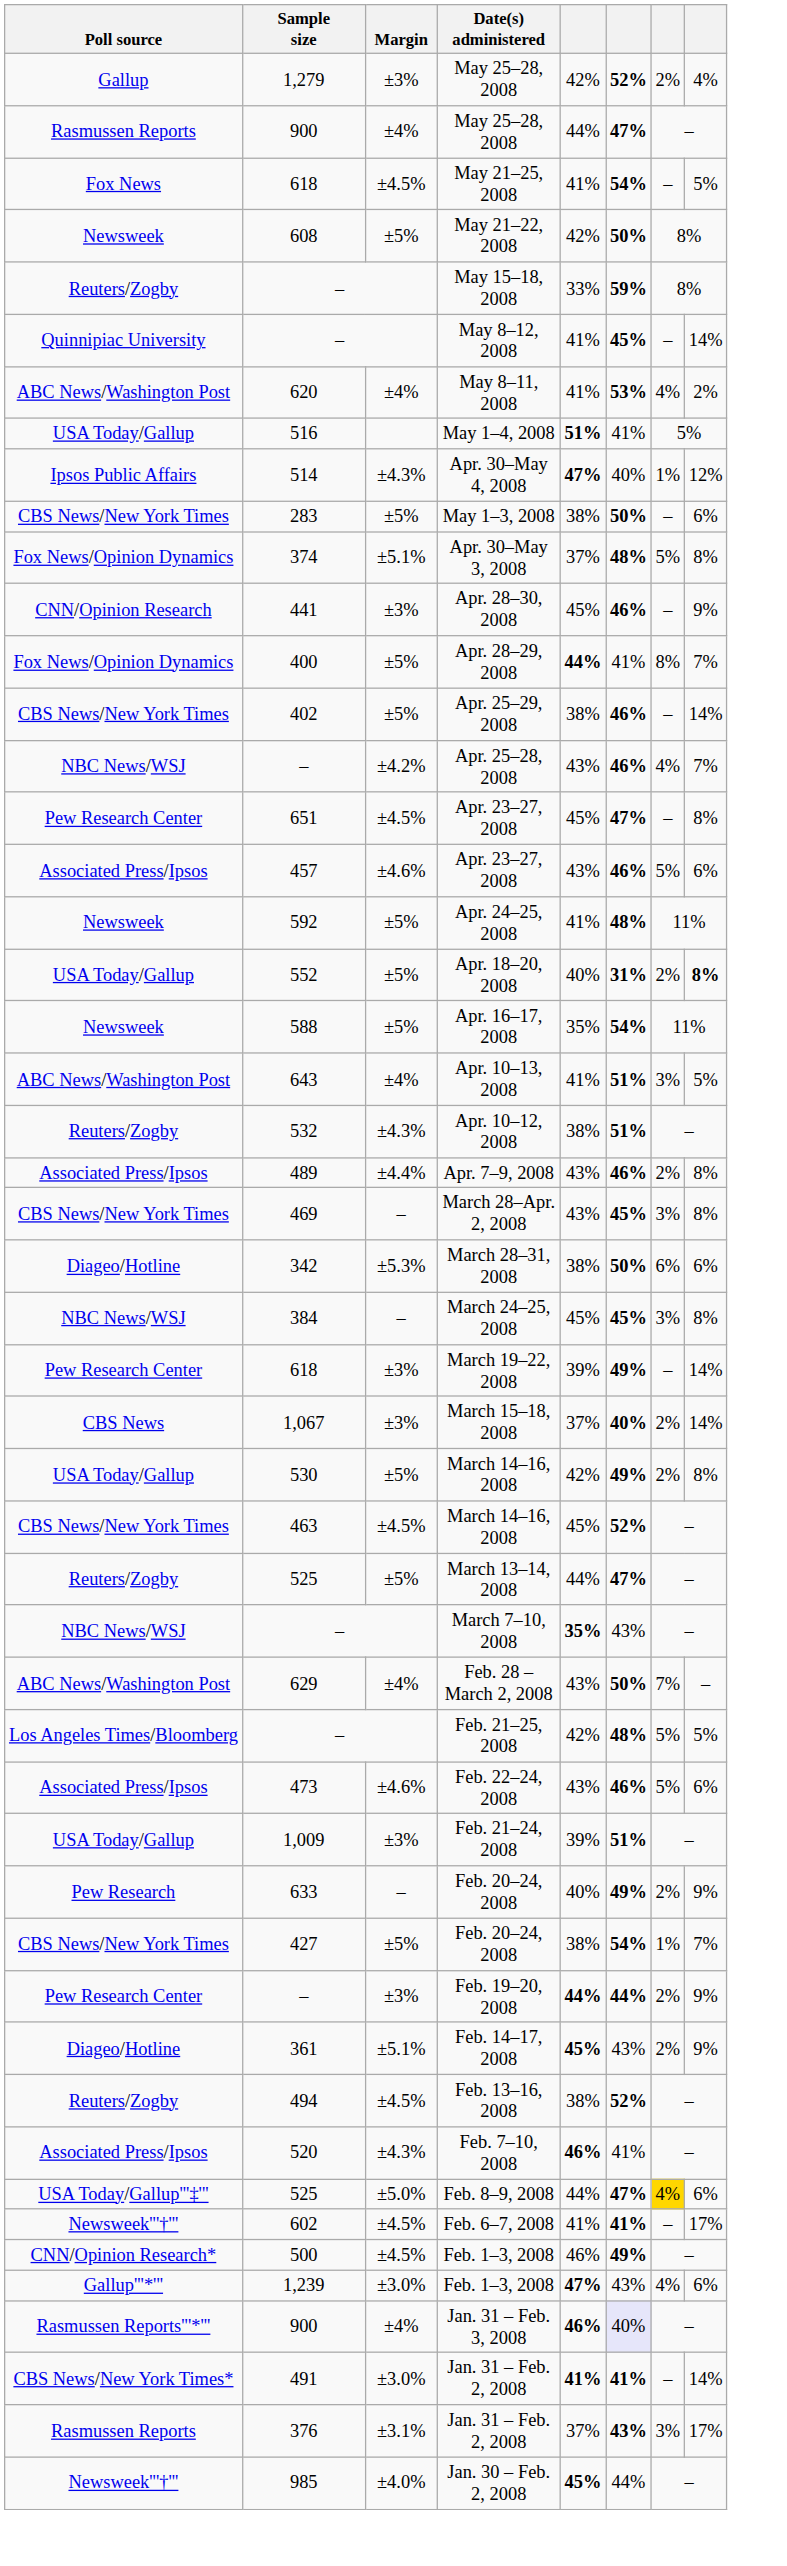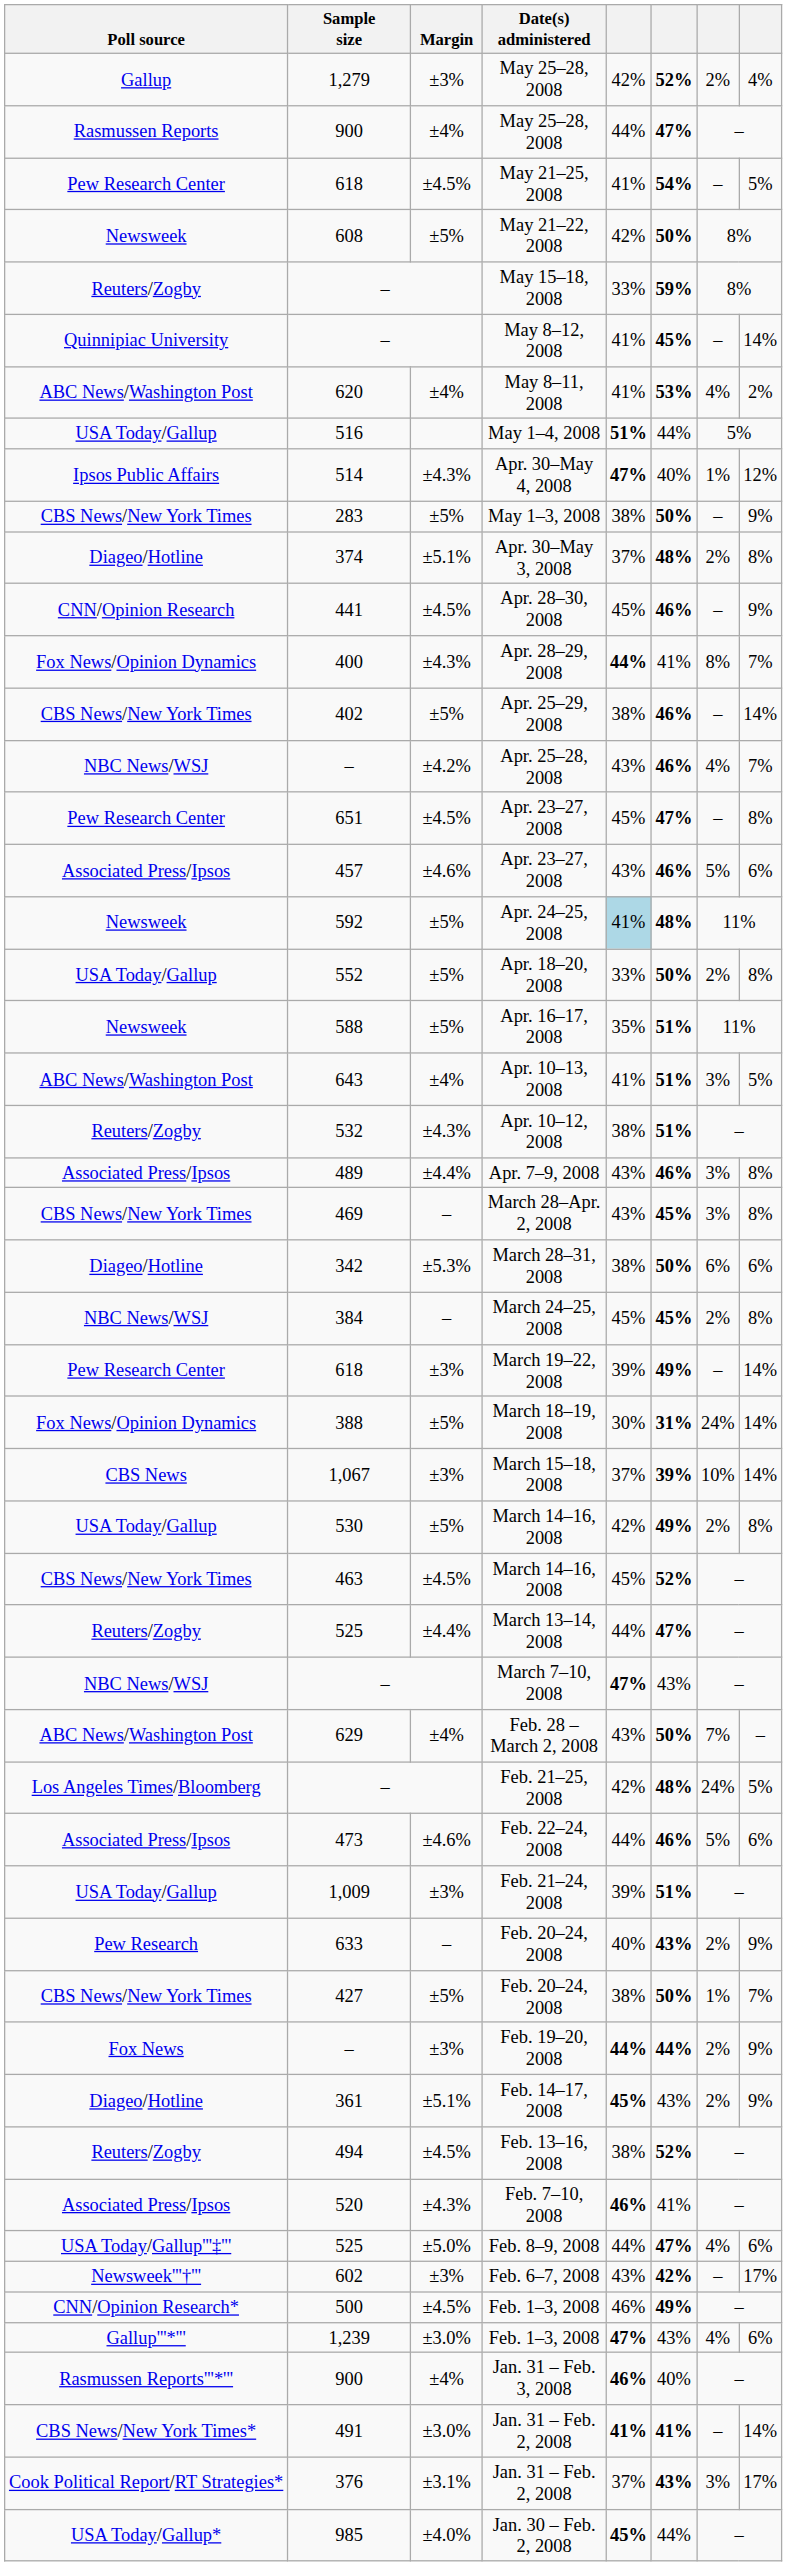(123, 184) Fox News -> (146, 184) Pew Research Center
(628, 434) 41% -> (674, 434) 44%
(706, 516) 6% -> (760, 516) 9%
(123, 557) Fox News/Opinion Dynamics -> (146, 557) Diageo/Hotline
(668, 557) 5% -> (718, 557) 2%
(401, 610) ±3% -> (447, 610) ±4.5%
(401, 662) ±5% -> (447, 662) ±4.3%
(583, 923) no background -> (628, 923) lightblue background
(583, 975) 40% -> (628, 975) 33%
(628, 975) 31% -> (674, 975) 50%
(706, 975) bold -> (760, 975) normal
(628, 1027) 54% -> (674, 1027) 51%
(668, 1172) 2% -> (718, 1172) 3%
(668, 1318) 3% -> (718, 1318) 2%
+ row: (349, 1422)
(628, 1422) 40% -> (674, 1475) 39%
(668, 1422) 2% -> (718, 1475) 10%
(401, 1579) ±5% -> (447, 1631) ±4.4%
(583, 1631) 35% -> (628, 1683) 47%
(668, 1735) 5% -> (718, 1787) 24%
(583, 1787) 43% -> (628, 1840) 44%
(628, 1892) 49% -> (674, 1944) 43%
(628, 1944) 54% -> (674, 1996) 50%
(123, 1996) Pew Research Center -> (146, 2048) Fox News
(668, 2194) gold background -> (718, 2246) no background
(401, 2224) ±4.5% -> (447, 2276) ±3%
(583, 2224) 41% -> (628, 2276) 43%
(628, 2224) 41% -> (674, 2276) 42%
(628, 2326) lavender background -> (674, 2379) no background
(123, 2431) Rasmussen Reports -> (146, 2483) Cook Political Report/RT Strategies*
(123, 2483) Newsweek'''†''' -> (146, 2535) USA Today/Gallup*
